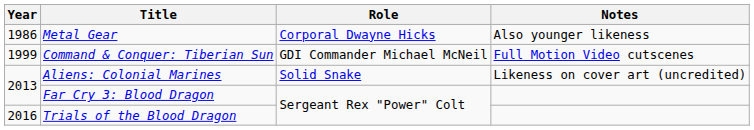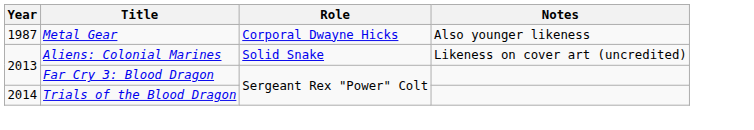(22, 35) 1986 -> (22, 35) 1987
- row: (158, 55)
(22, 115) 2016 -> (22, 95) 2014
